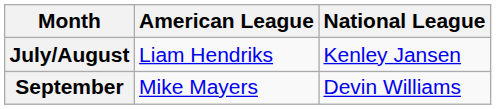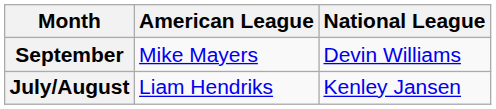rows swapped: (69, 54) <-> (69, 87)
